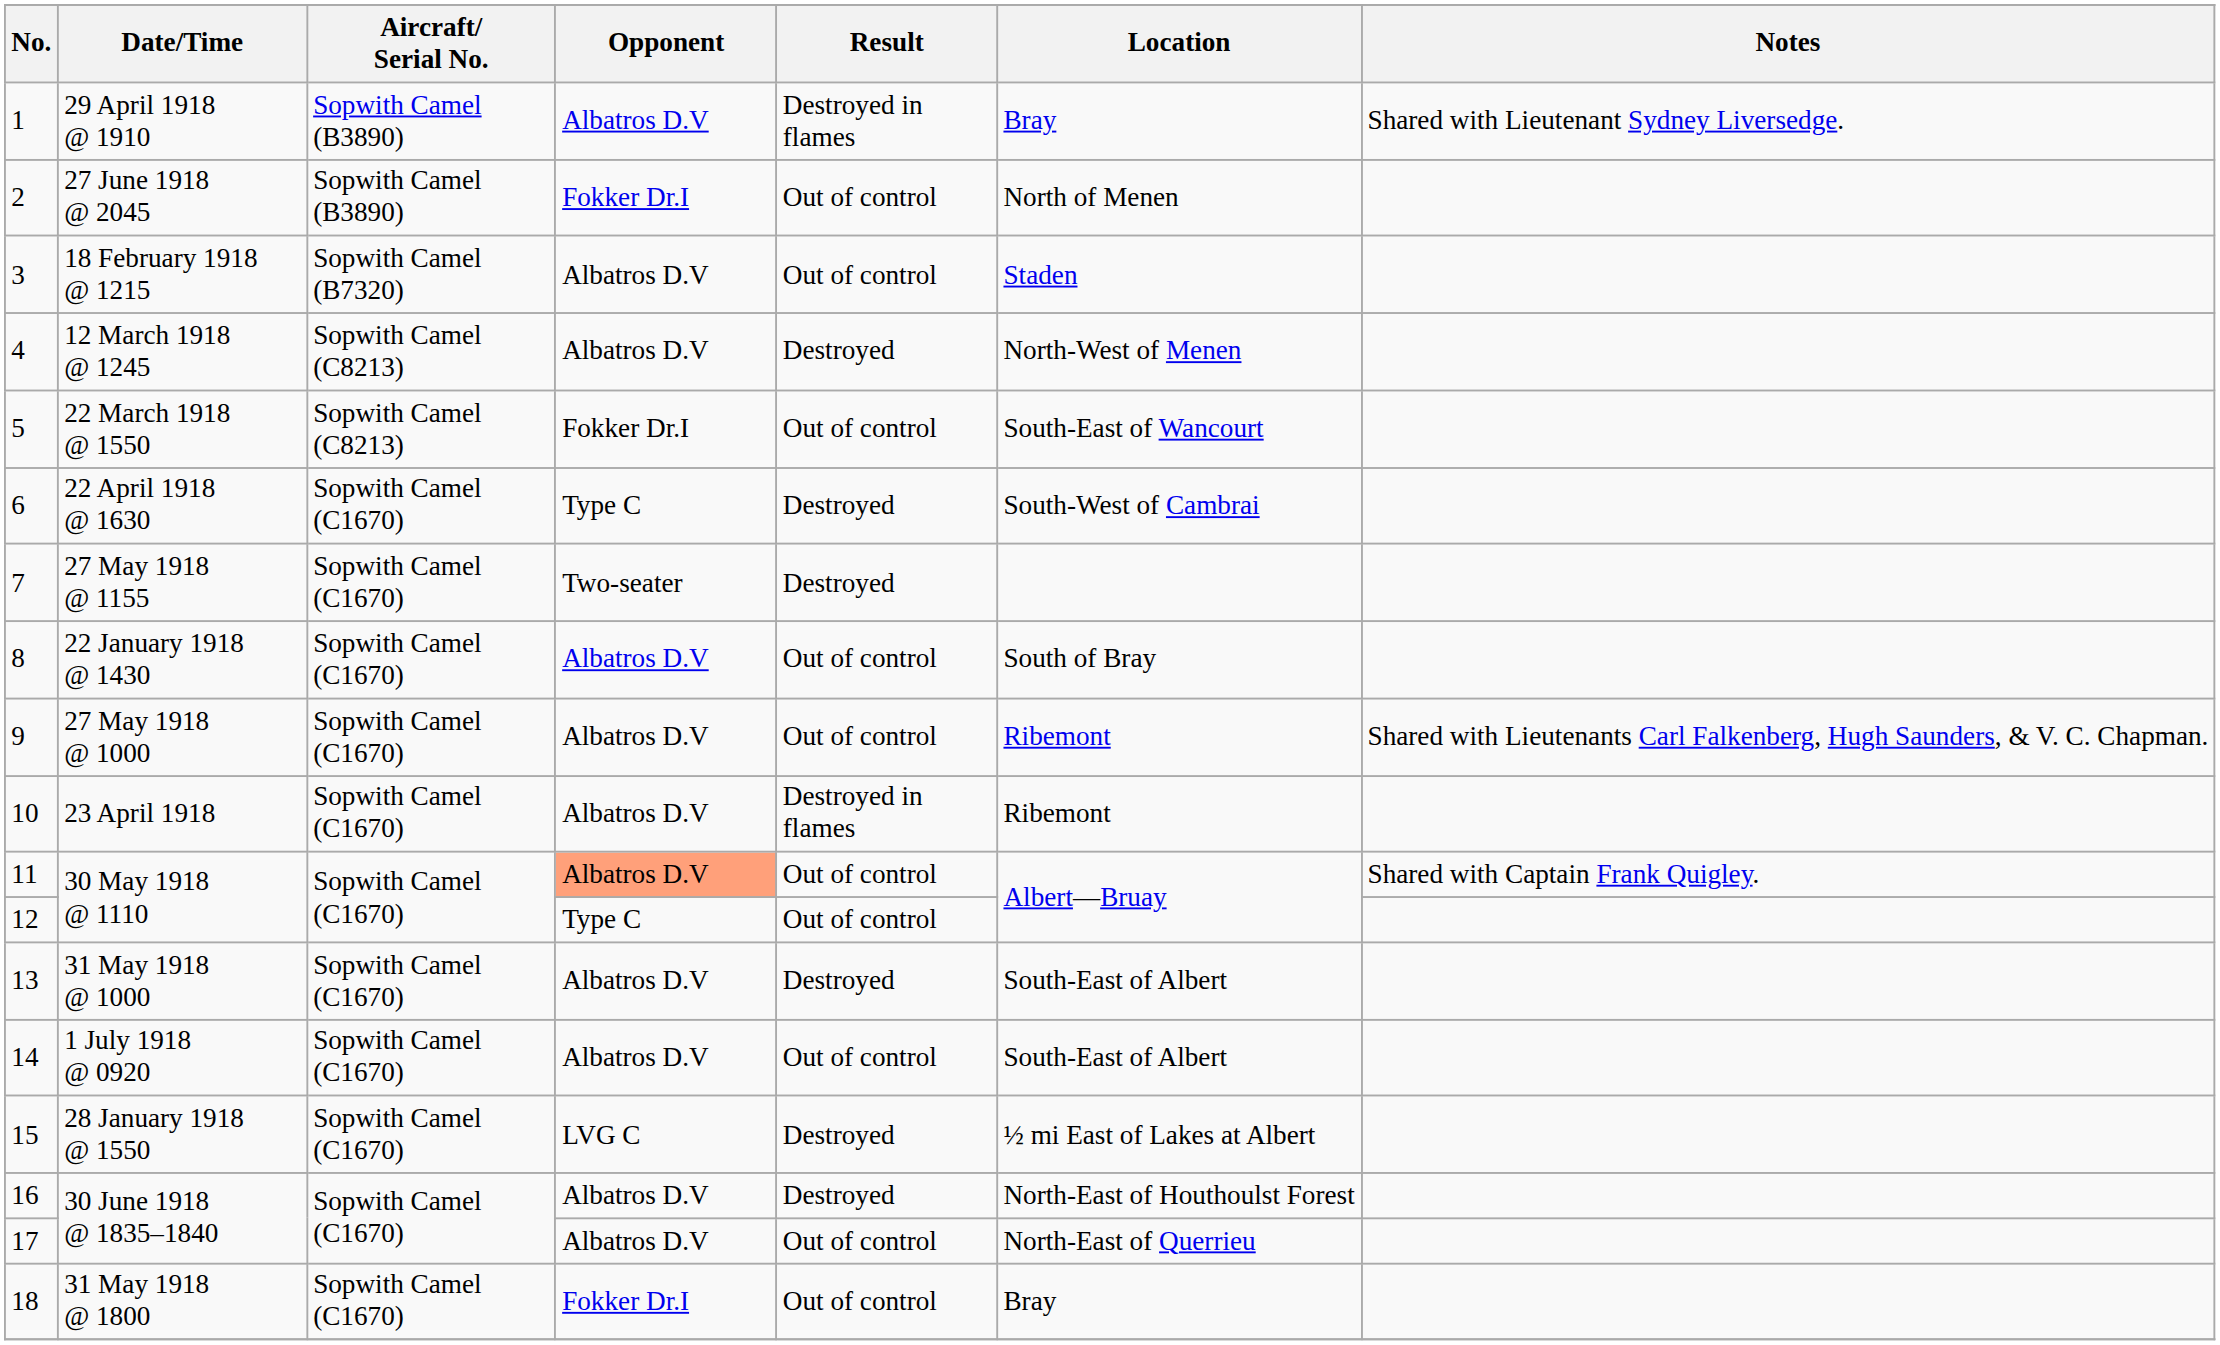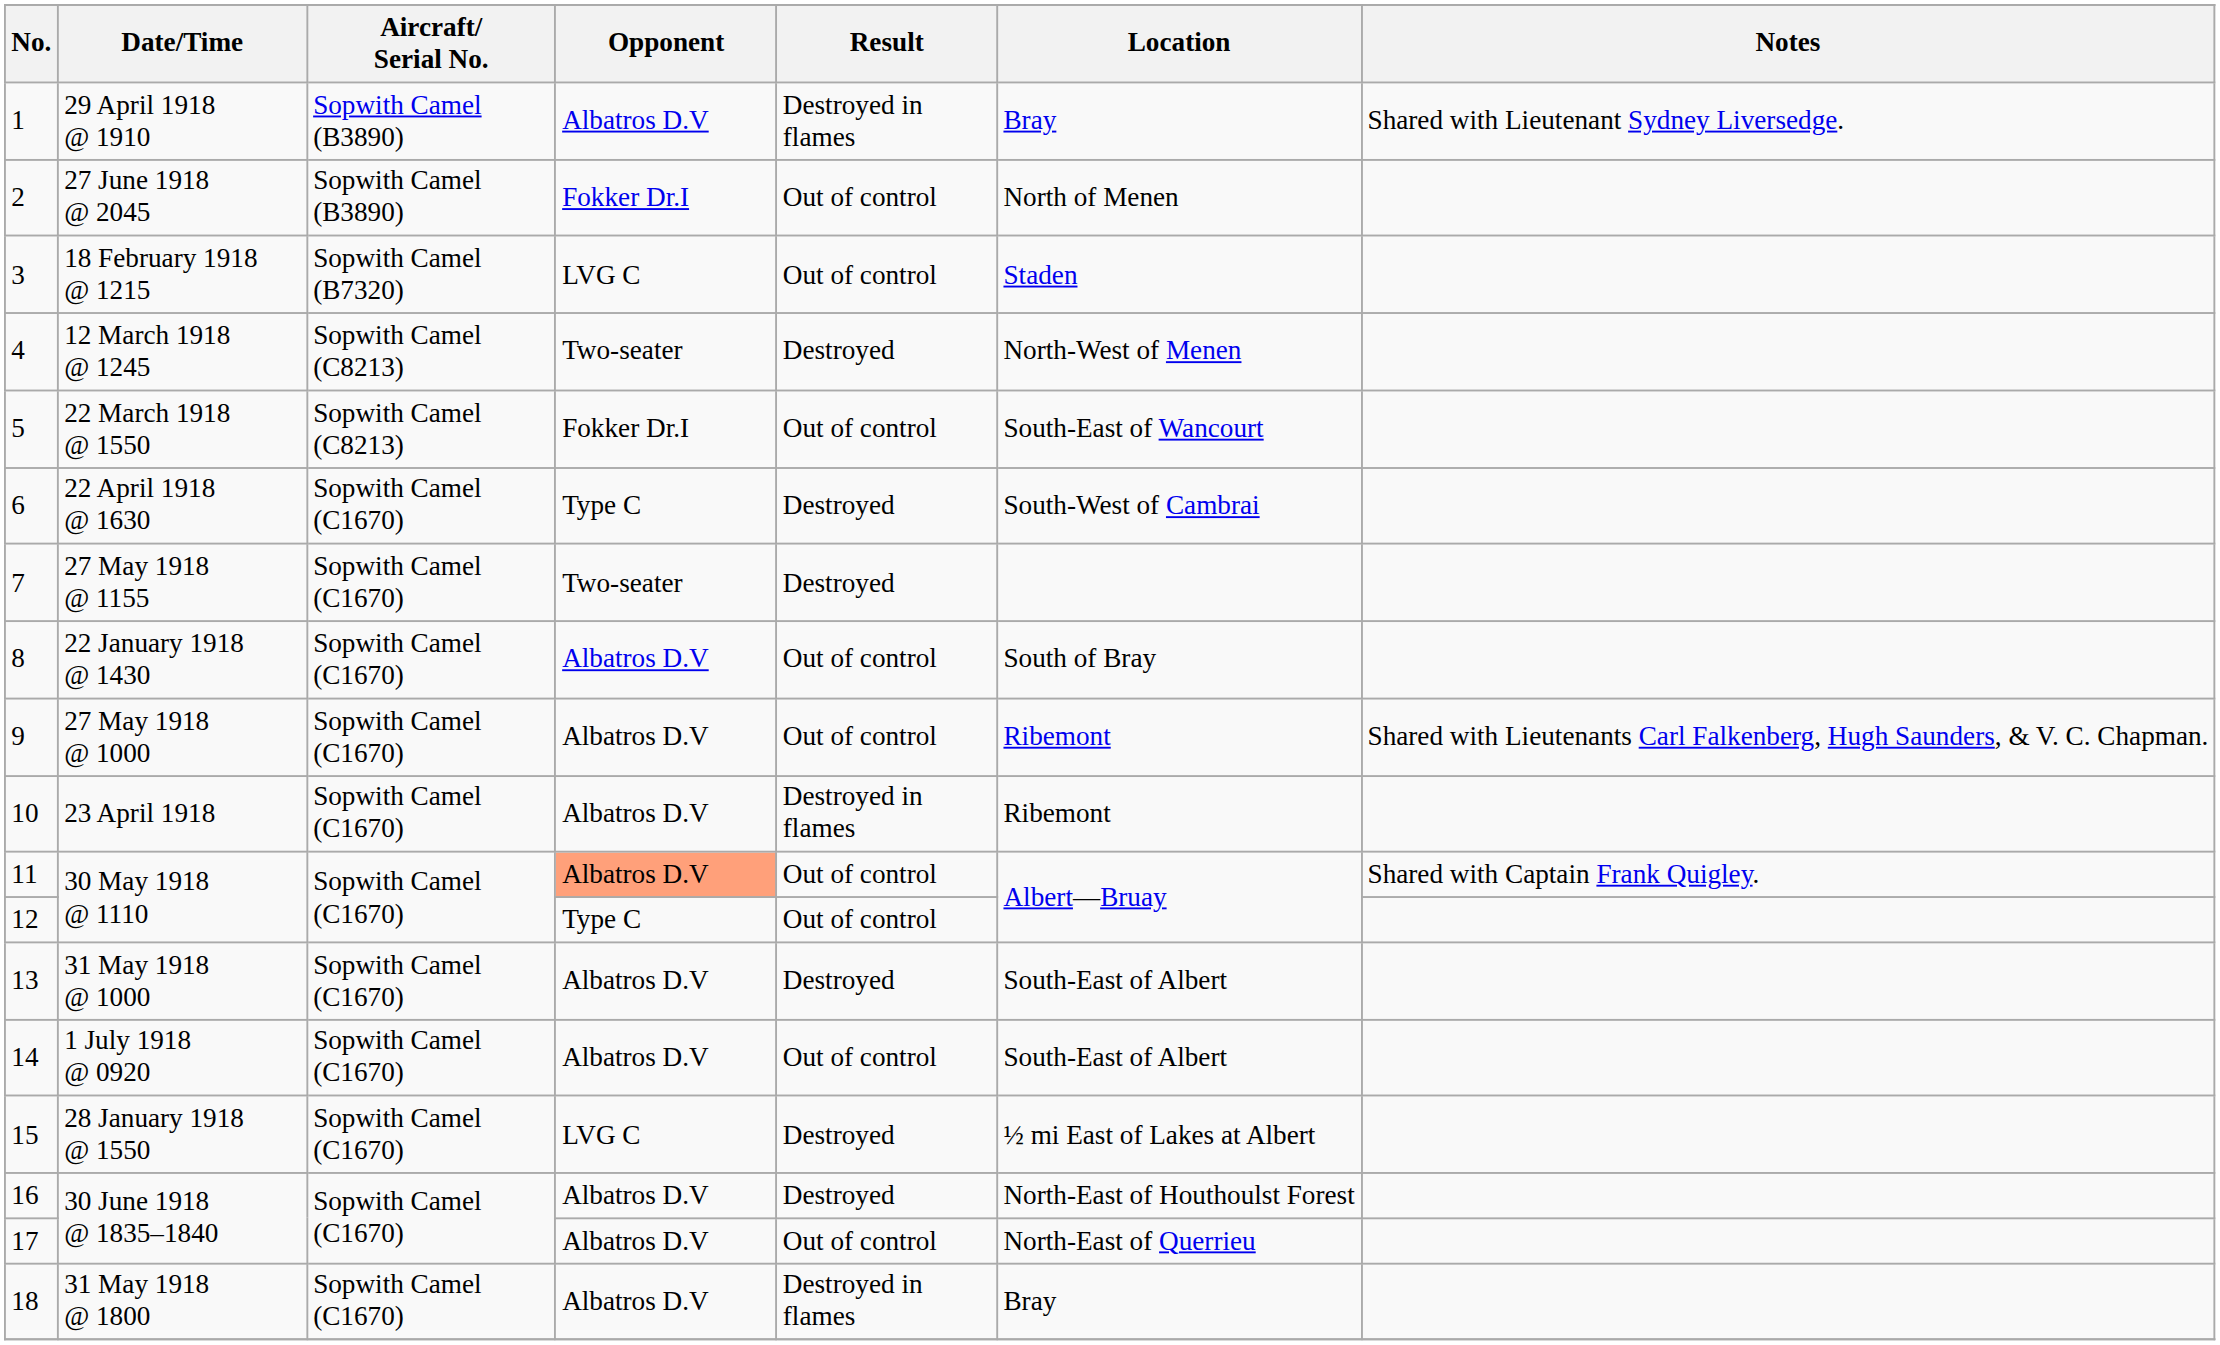(635, 274) Albatros D.V -> (601, 274) LVG C
(635, 351) Albatros D.V -> (622, 351) Two-seater
(626, 1301) Fokker Dr.I -> (635, 1301) Albatros D.V
(860, 1301) Out of control -> (853, 1301) Destroyed in flames
